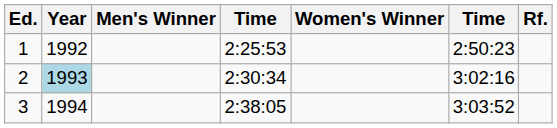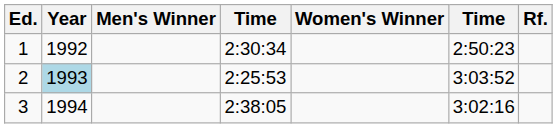(255, 48) 2:25:53 -> (255, 48) 2:30:34
(255, 78) 2:30:34 -> (255, 78) 2:25:53
(484, 78) 3:02:16 -> (484, 78) 3:03:52
(484, 107) 3:03:52 -> (484, 107) 3:02:16
